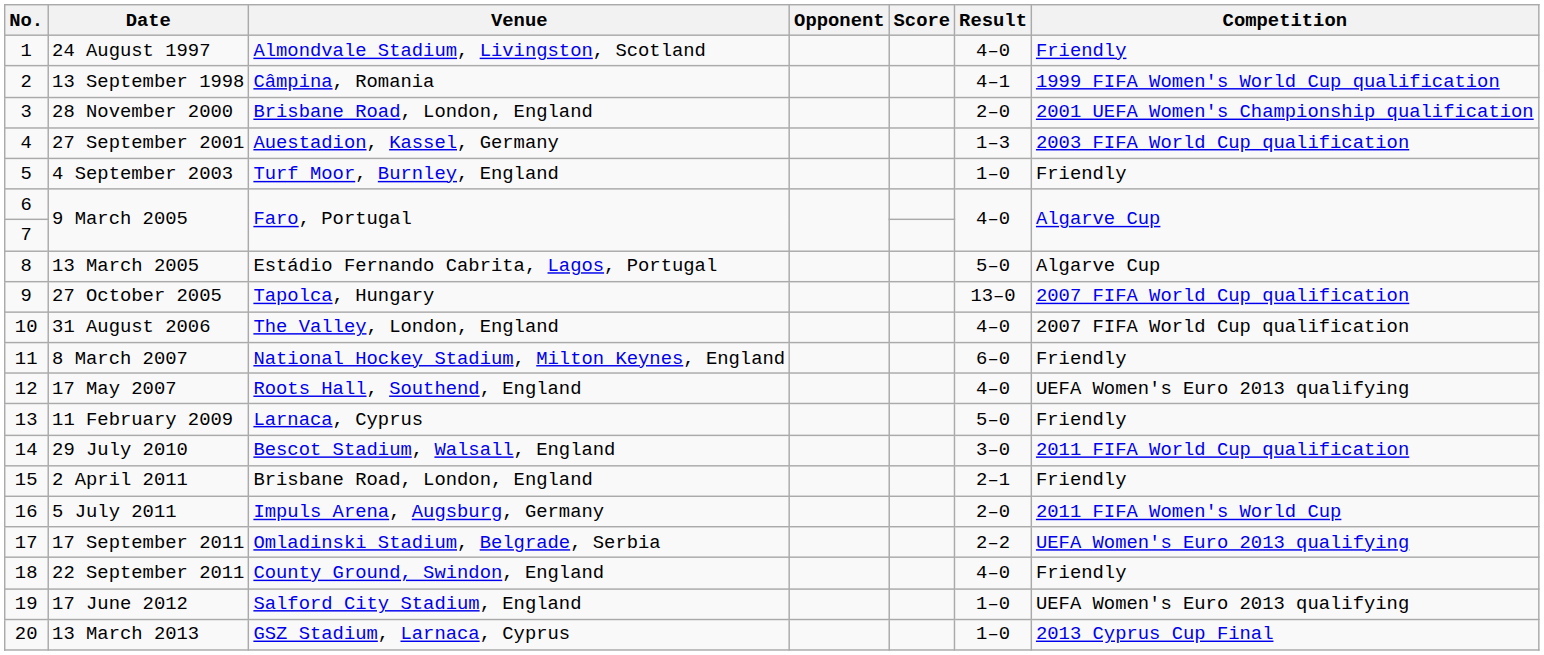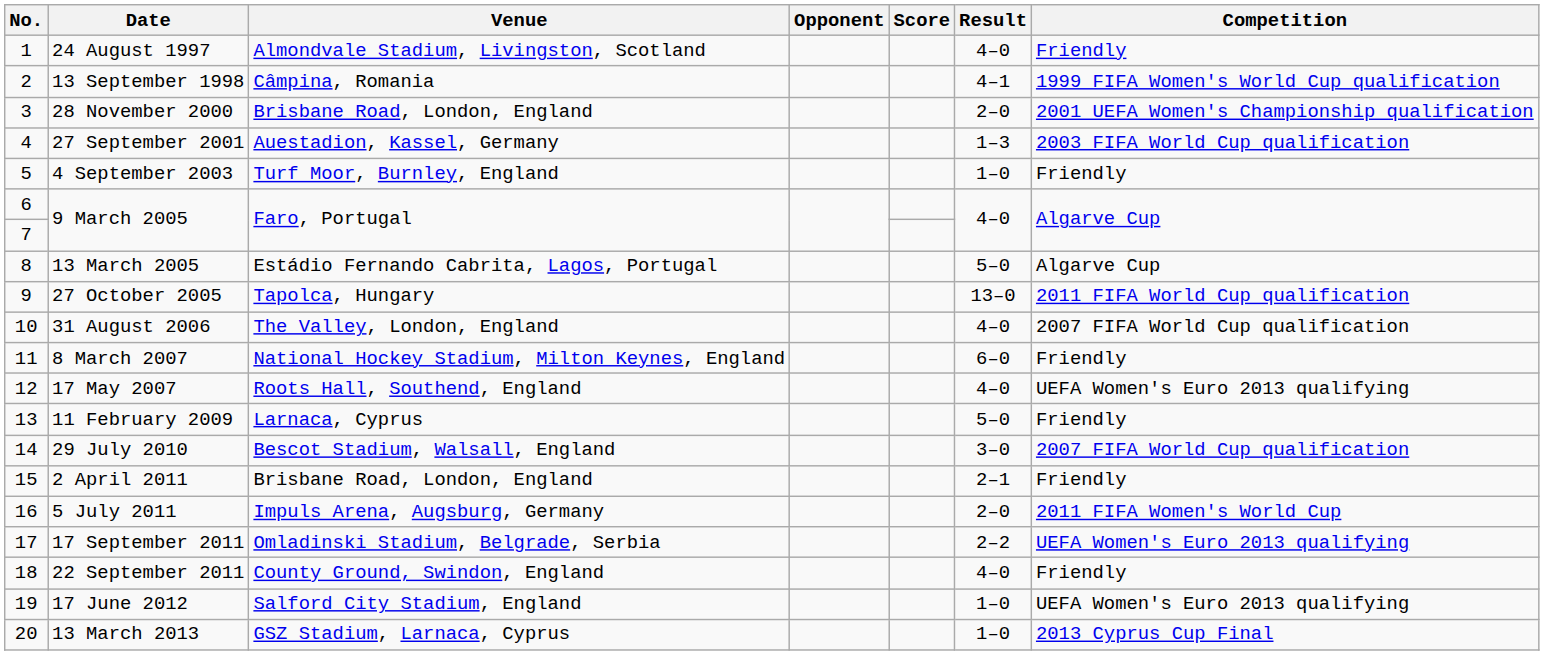(1223, 297) 2007 FIFA World Cup qualification -> (1223, 297) 2011 FIFA World Cup qualification
(1223, 450) 2011 FIFA World Cup qualification -> (1223, 450) 2007 FIFA World Cup qualification
